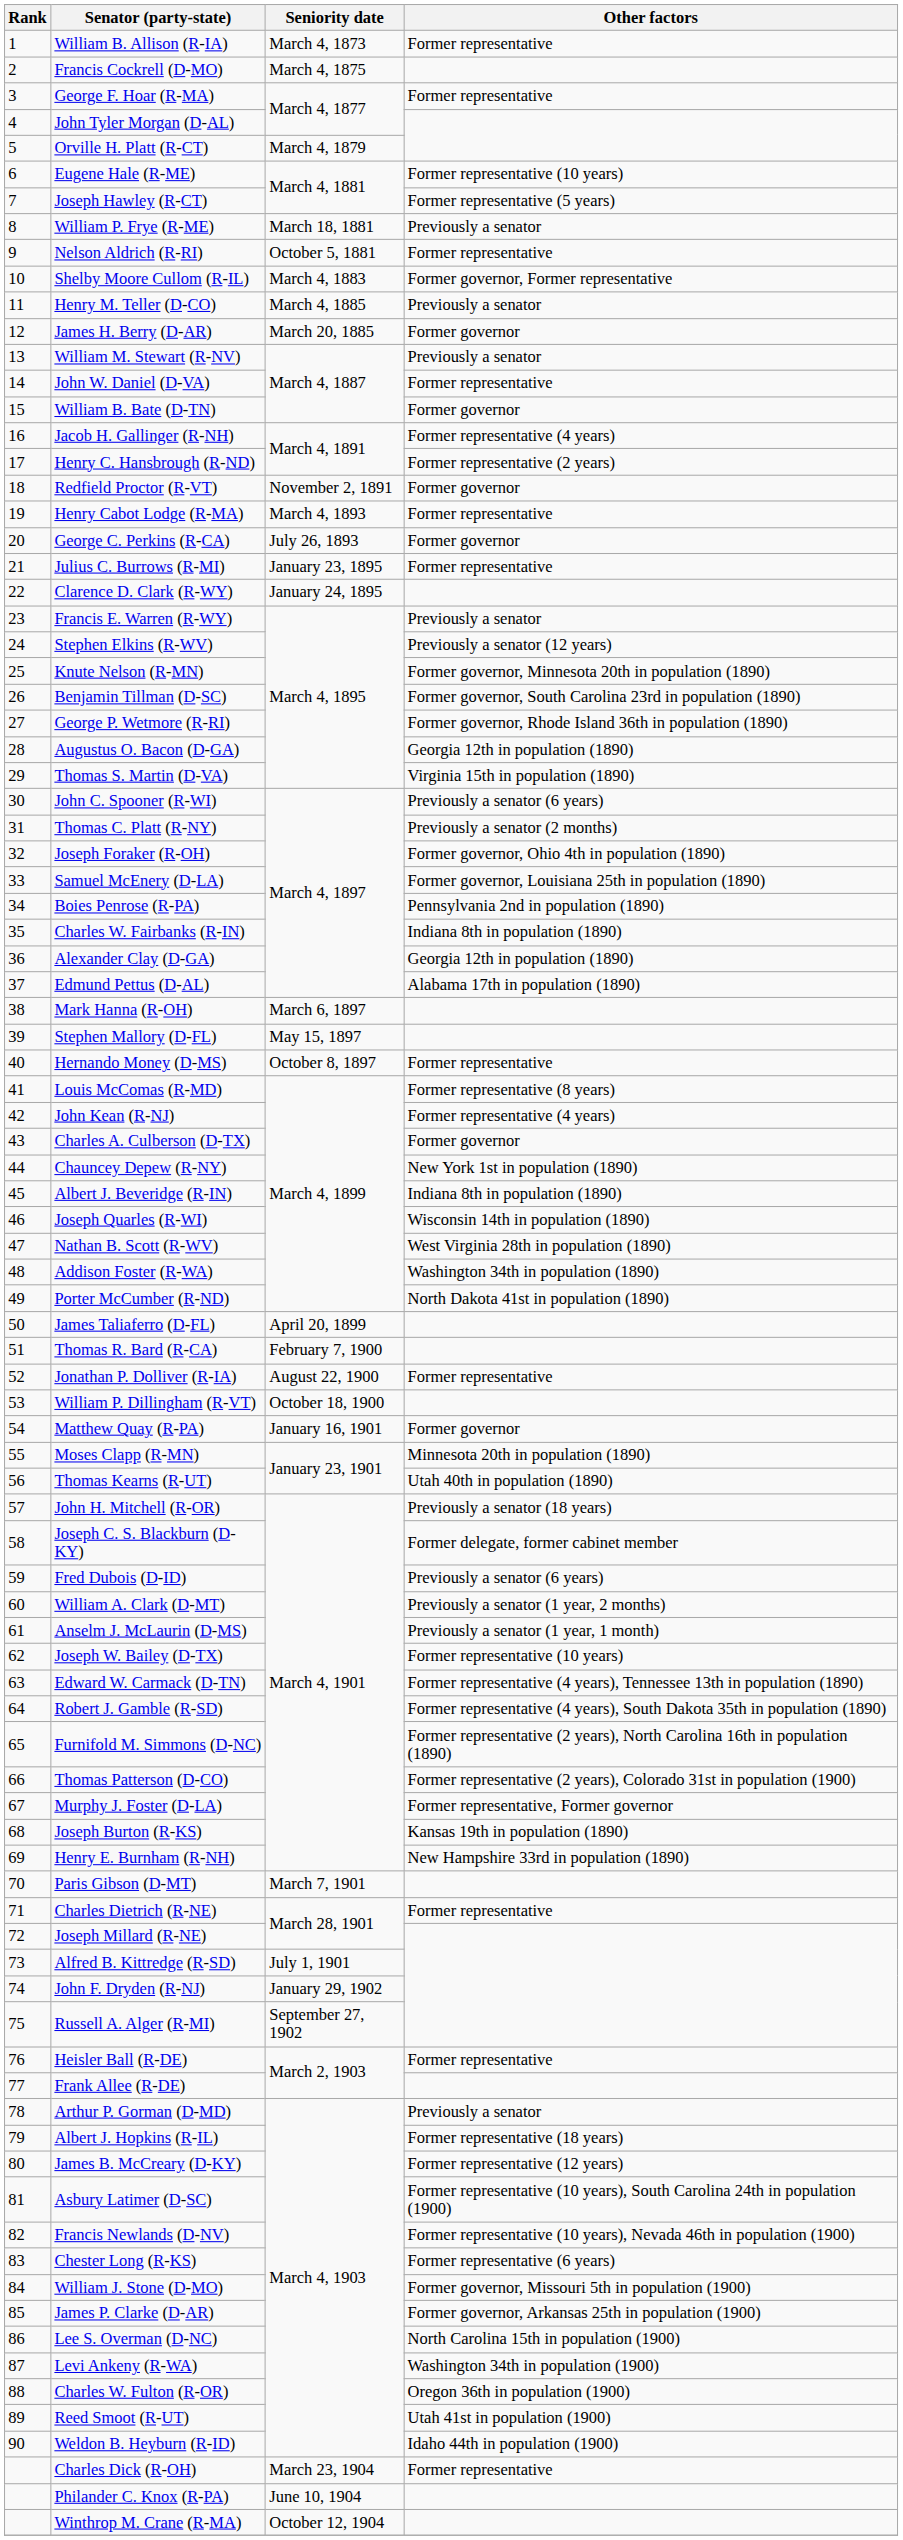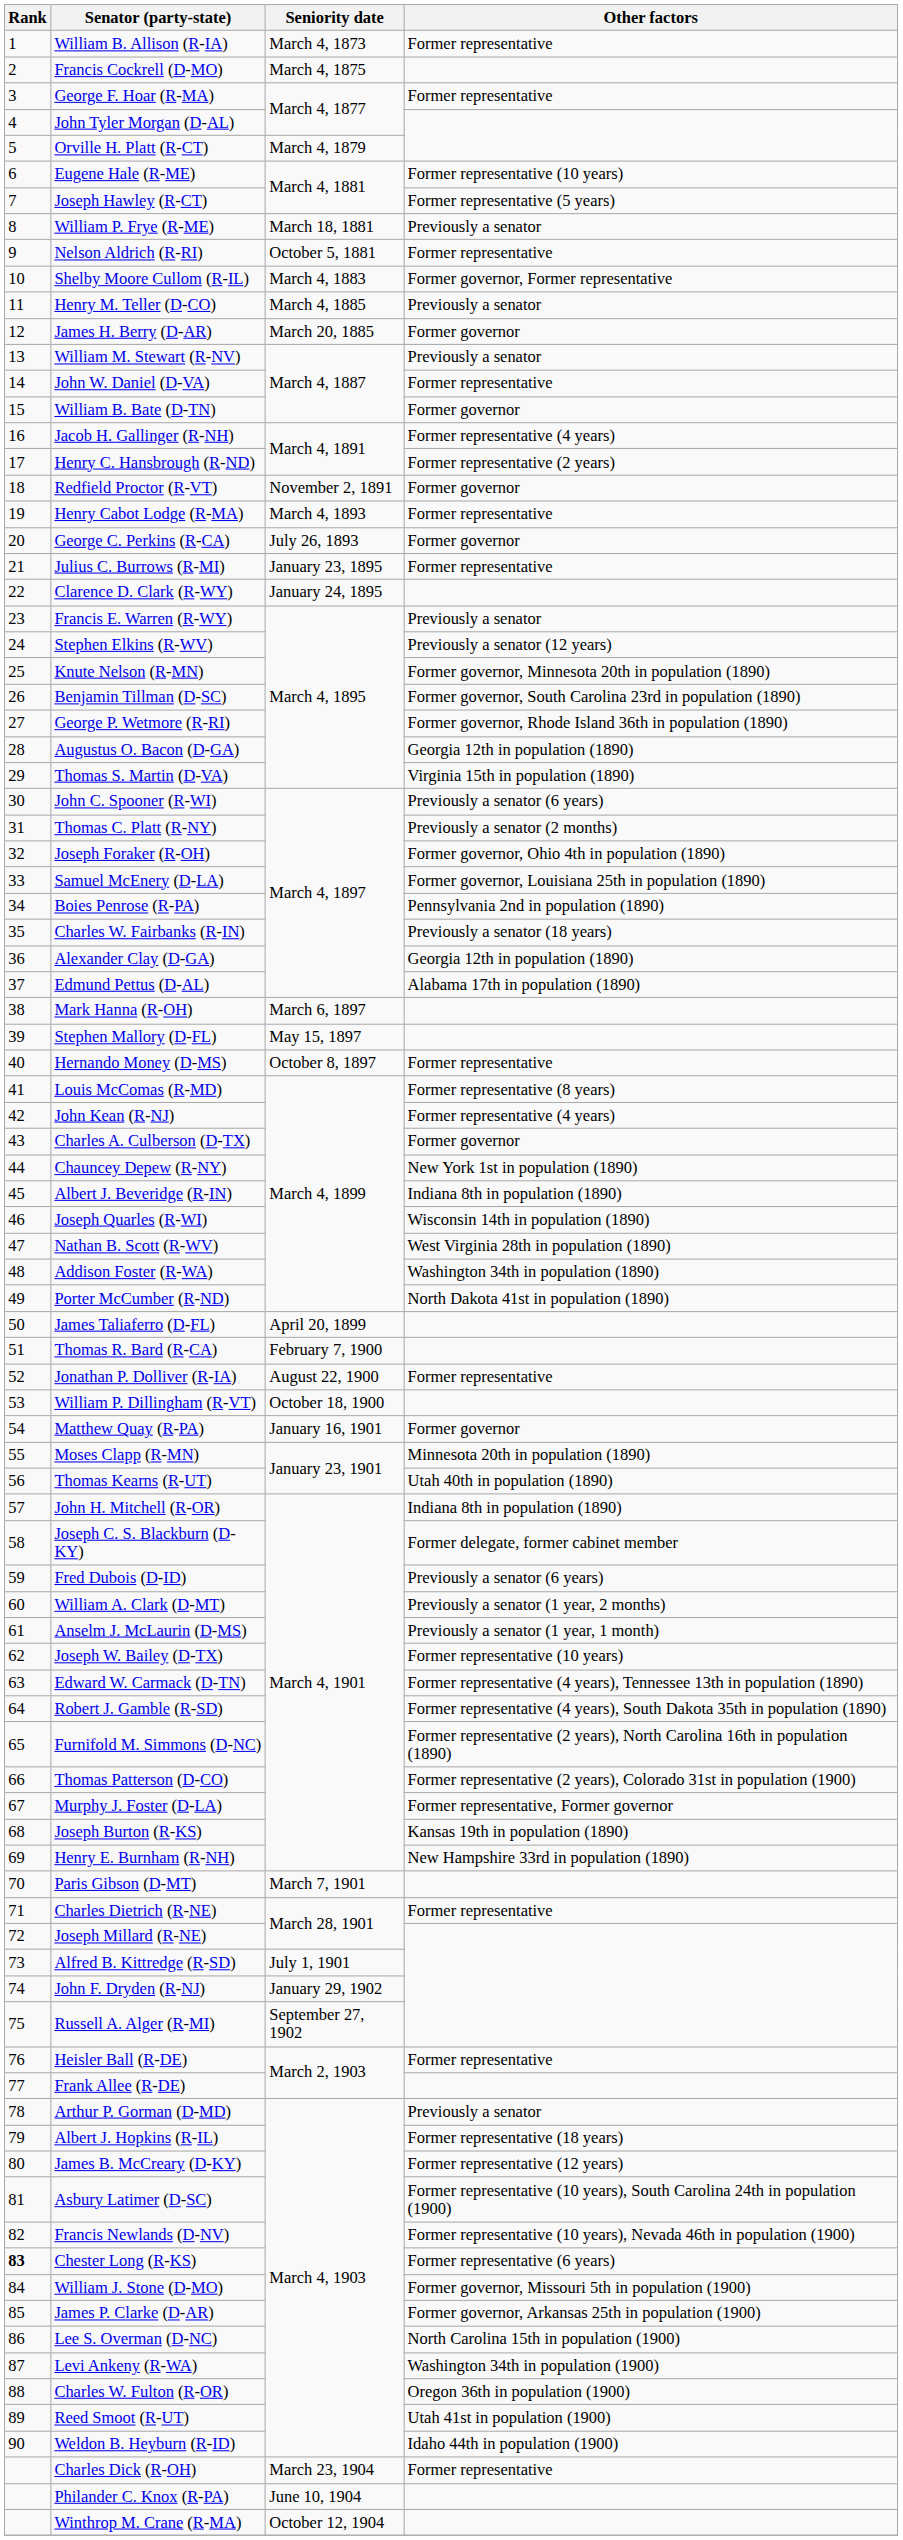(515, 932) Indiana 8th in population (1890) -> (510, 932) Previously a senator (18 years)
(510, 1507) Previously a senator (18 years) -> (515, 1507) Indiana 8th in population (1890)
(17, 2261) normal -> (17, 2261) bold
